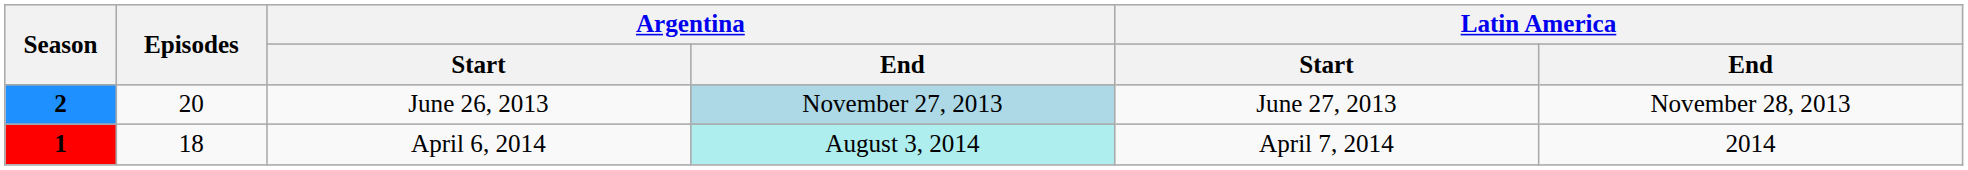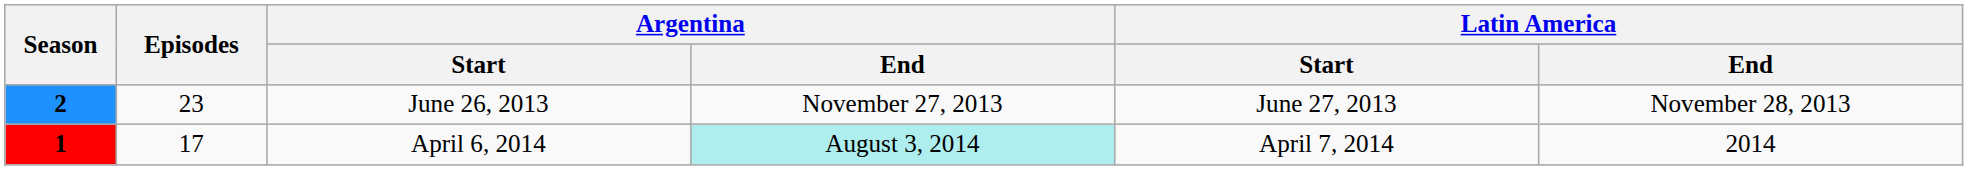(191, 104) 20 -> (191, 104) 23
(902, 104) lightblue background -> (902, 104) no background
(191, 143) 18 -> (191, 143) 17
